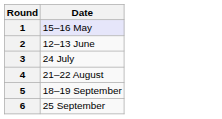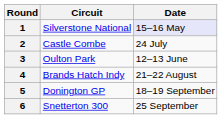+ column: (87, 12)
(69, 43) 12–13 June -> (152, 43) 24 July
(59, 59) 24 July -> (162, 59) 12–13 June
